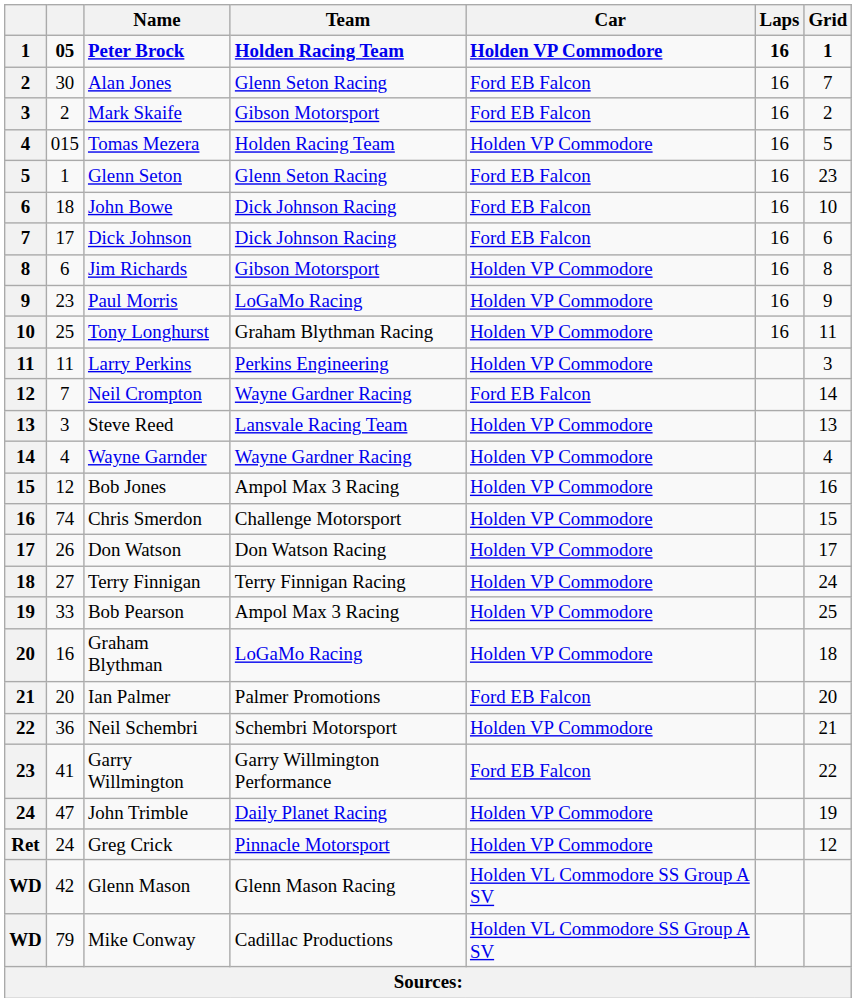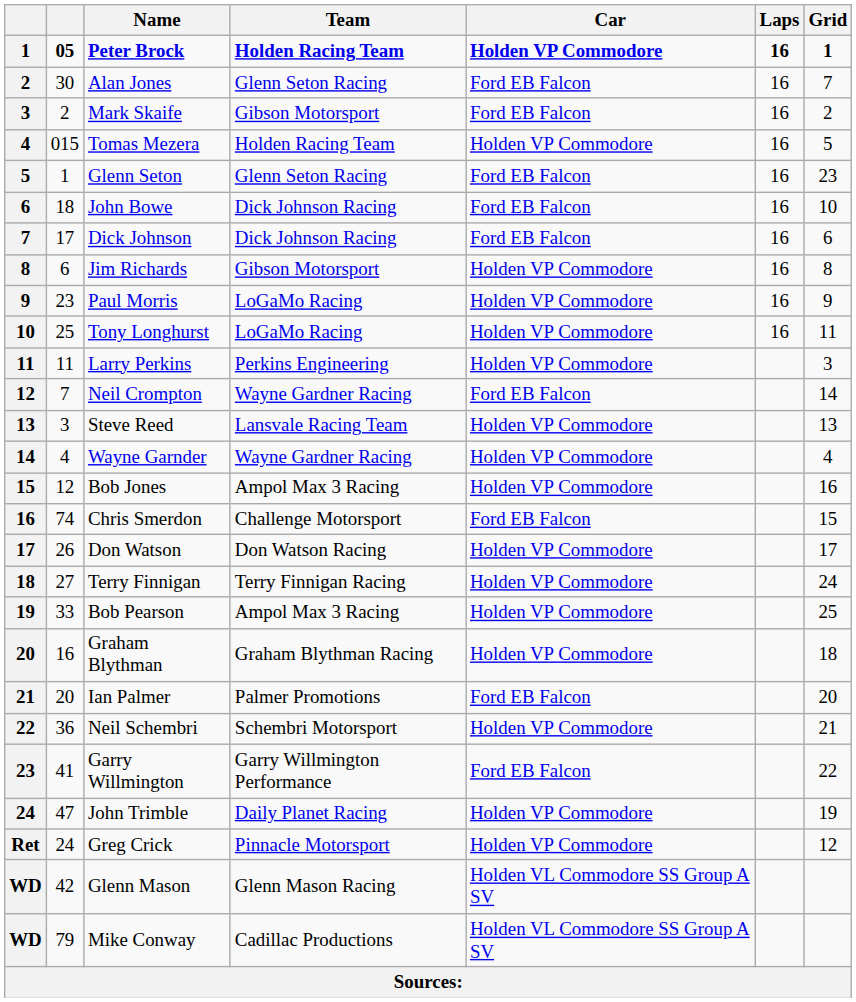(334, 331) Graham Blythman Racing -> (299, 331) LoGaMo Racing
(561, 518) Holden VP Commodore -> (530, 518) Ford EB Falcon
(299, 654) LoGaMo Racing -> (334, 654) Graham Blythman Racing
